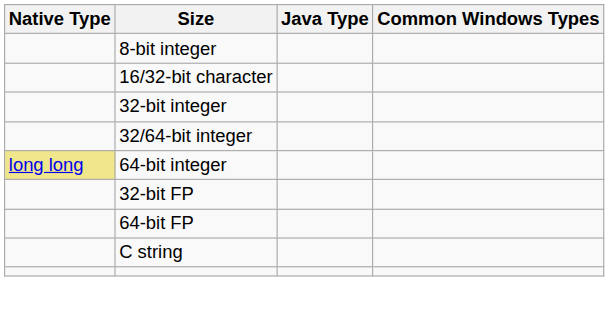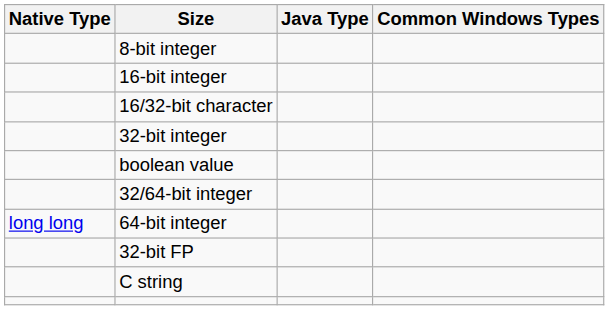+ row: (173, 77)
+ row: (177, 164)
(46, 164) khaki background -> (46, 223) no background
- row: (157, 223)
